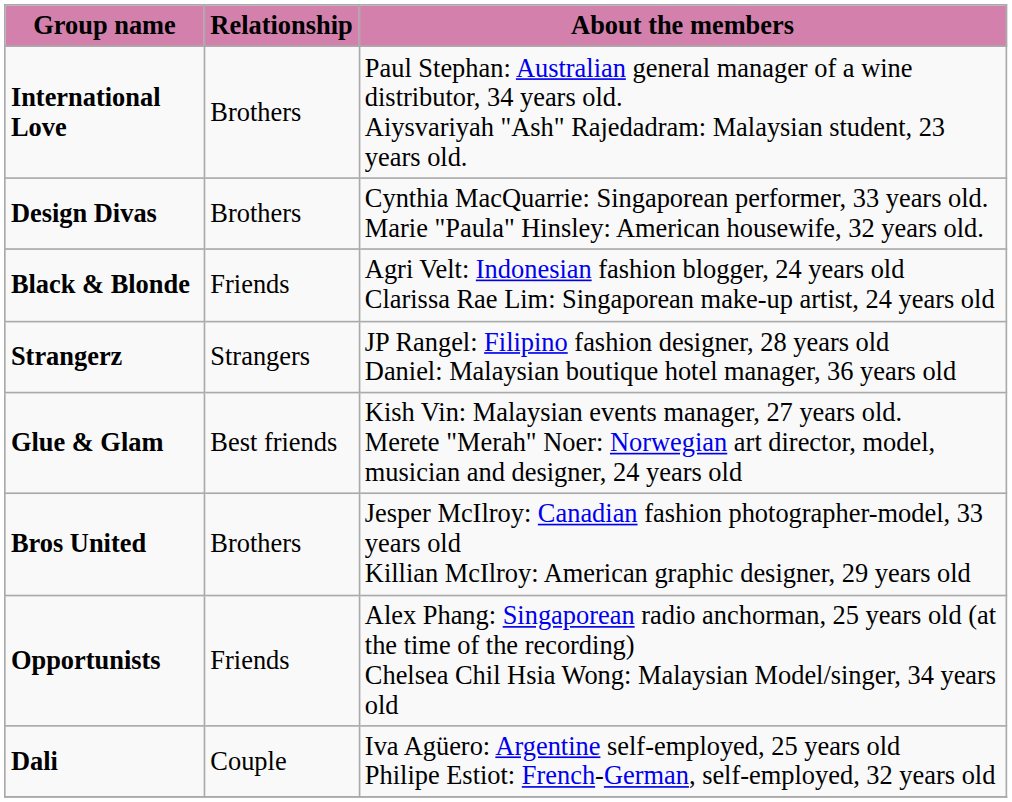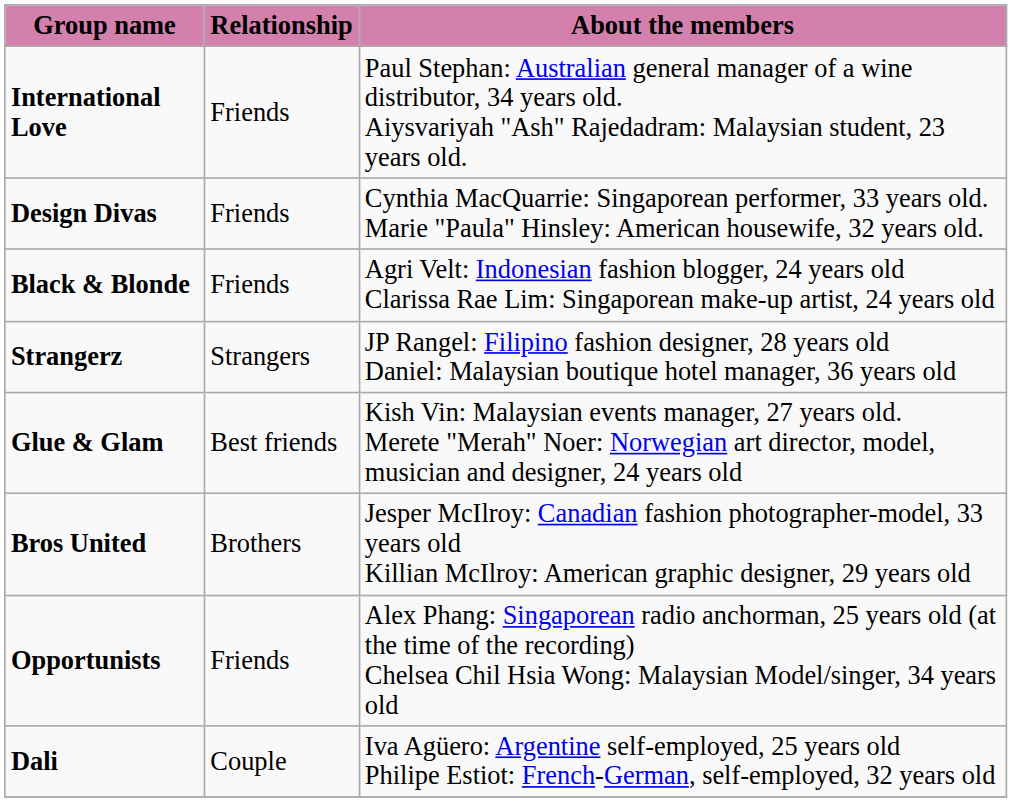(256, 111) Brothers -> (250, 111) Friends
(256, 213) Brothers -> (250, 213) Friends
